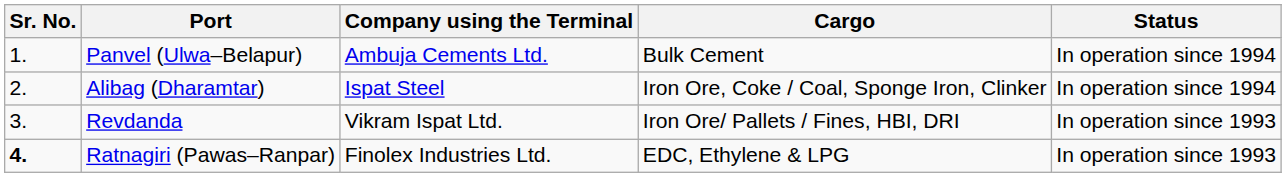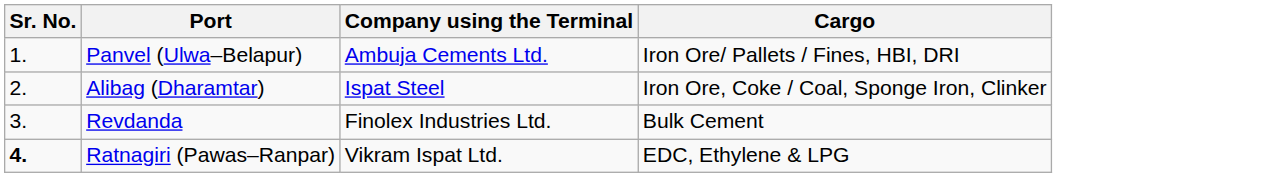- column: (1166, 21)
(703, 54) Bulk Cement -> (801, 54) Iron Ore/ Pallets / Fines, HBI, DRI
(424, 121) Vikram Ispat Ltd. -> (448, 121) Finolex Industries Ltd.
(801, 121) Iron Ore/ Pallets / Fines, HBI, DRI -> (703, 121) Bulk Cement
(448, 155) Finolex Industries Ltd. -> (424, 155) Vikram Ispat Ltd.
